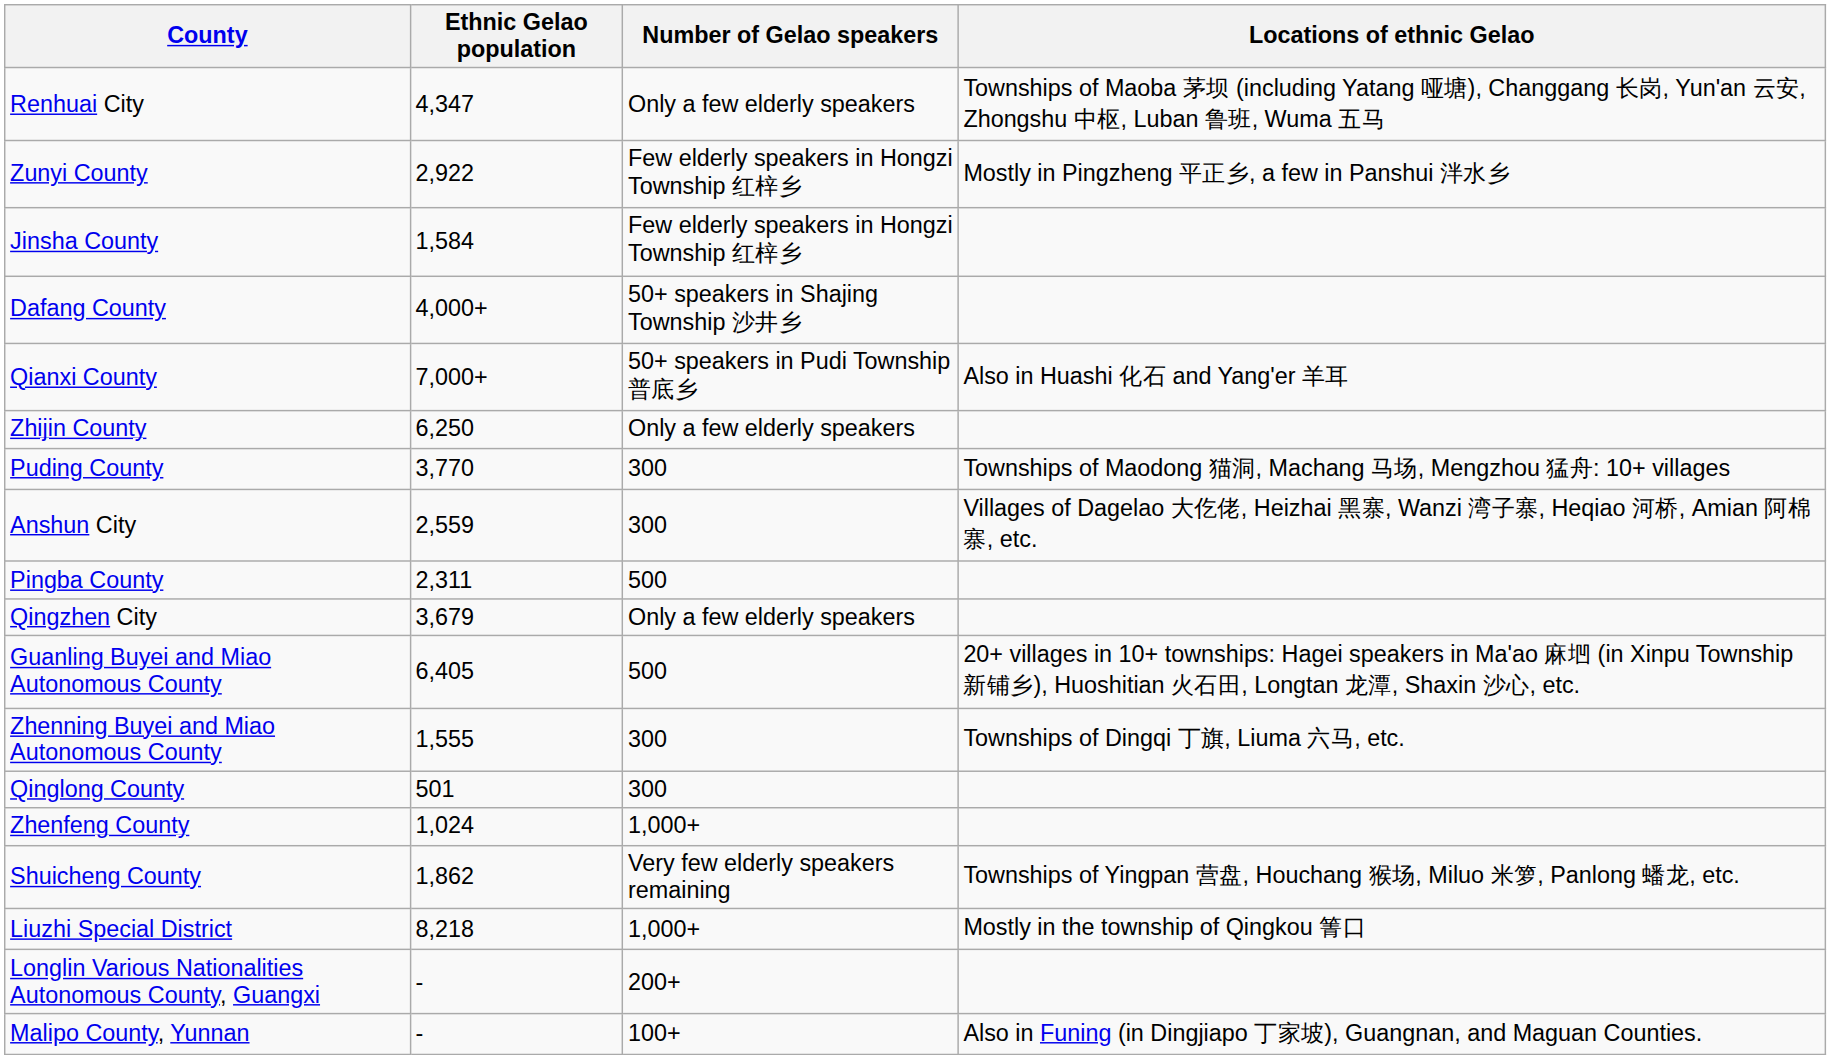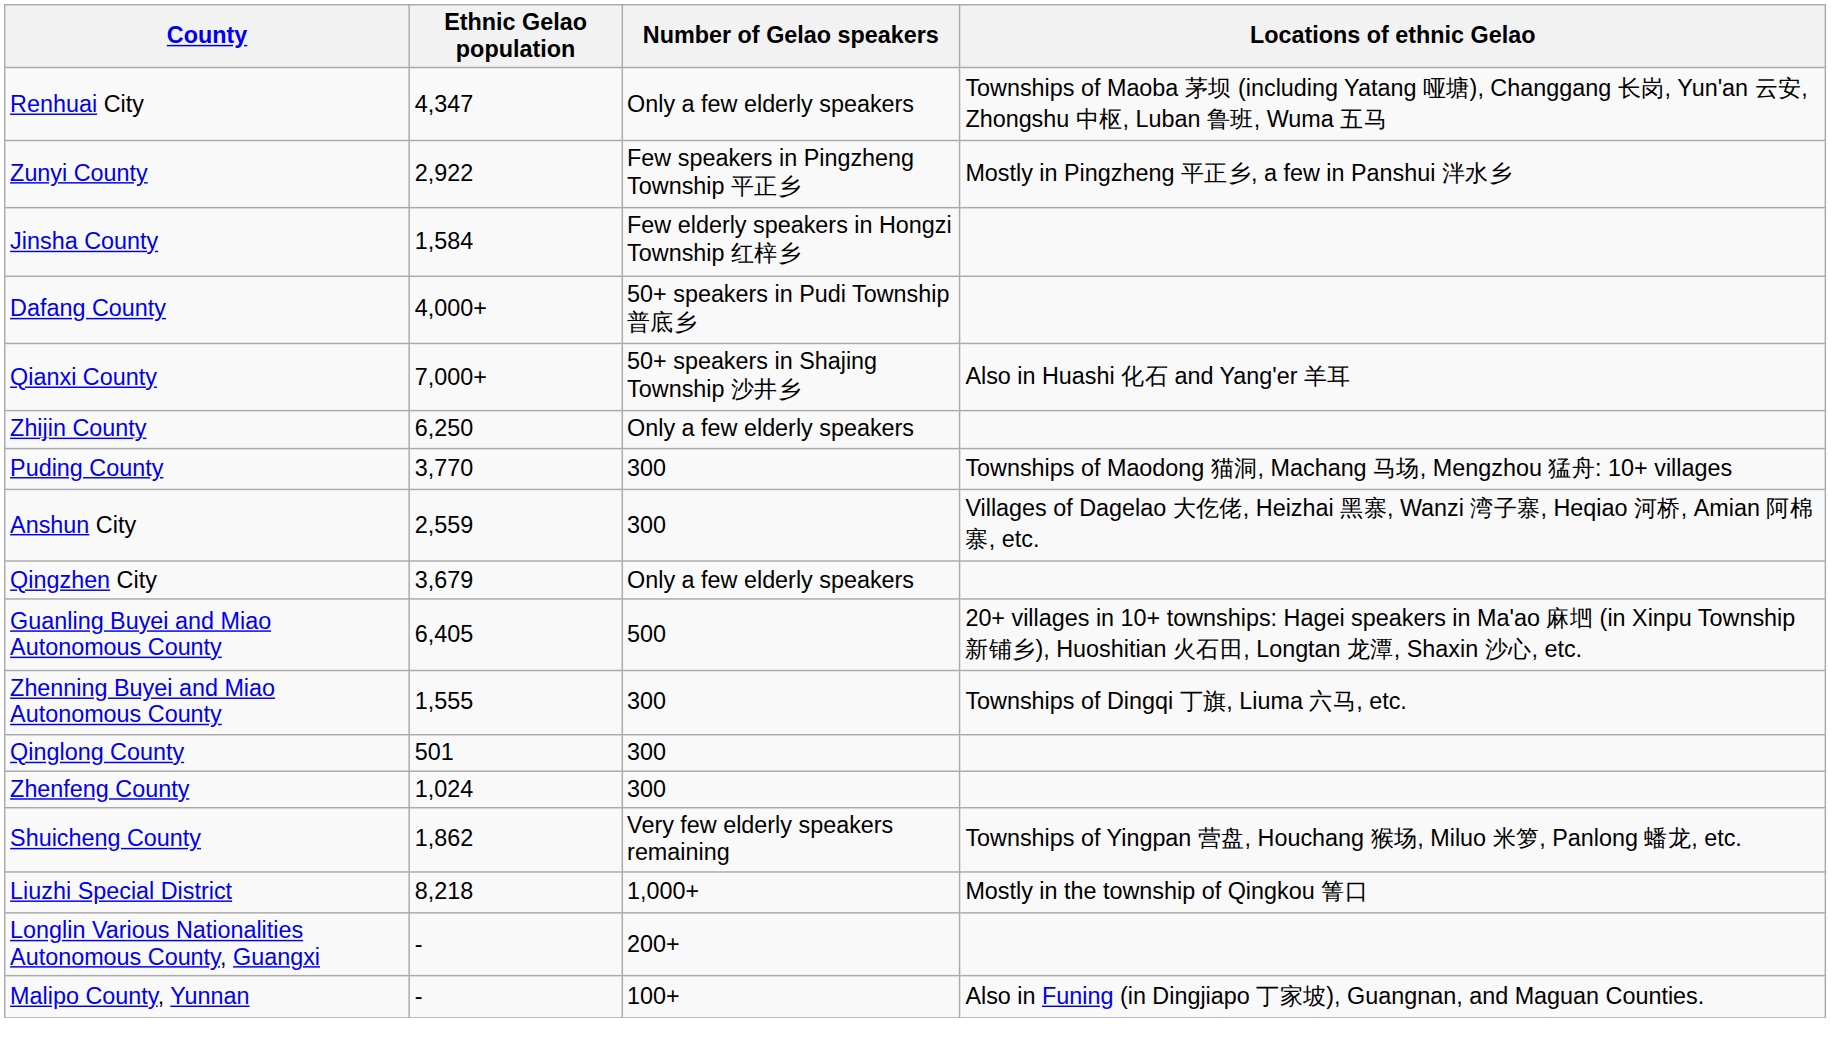(790, 172) Few elderly speakers in Hongzi Township 红梓乡 -> (771, 172) Few speakers in Pingzheng Township 平正乡
(753, 307) 50+ speakers in Shajing Township 沙井乡 -> (788, 307) 50+ speakers in Pudi Township 普底乡
(789, 375) 50+ speakers in Pudi Township 普底乡 -> (752, 375) 50+ speakers in Shajing Township 沙井乡
- row: (87, 579)
(664, 826) 1,000+ -> (647, 789) 300
